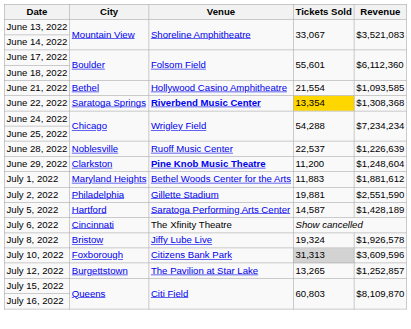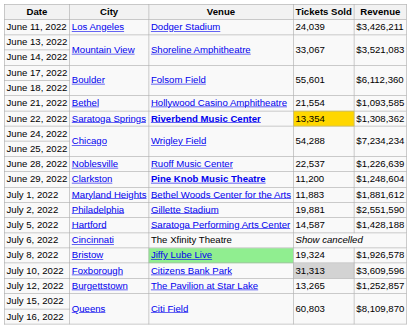+ row: (37, 27)
(380, 103) $1,308,368 -> (380, 118) $1,308,362
(380, 210) $1,428,189 -> (380, 225) $1,428,188
(182, 240) no background -> (182, 255) lightgreen background
